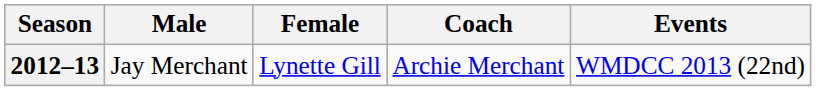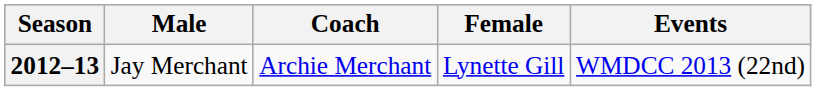columns swapped: (320, 24) <-> (478, 24)
